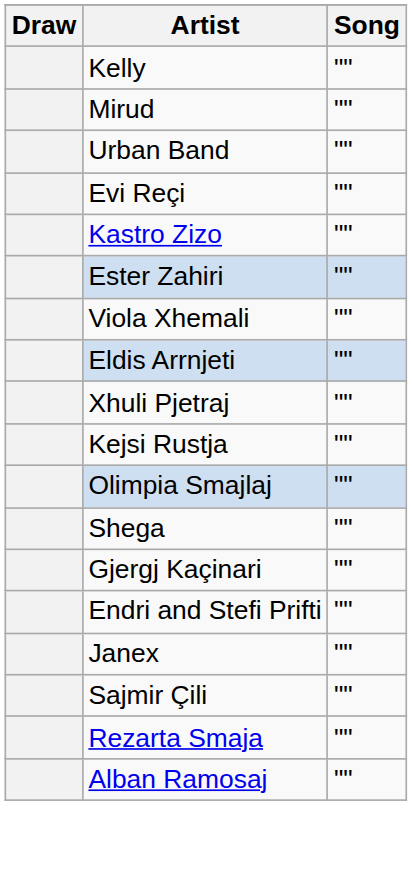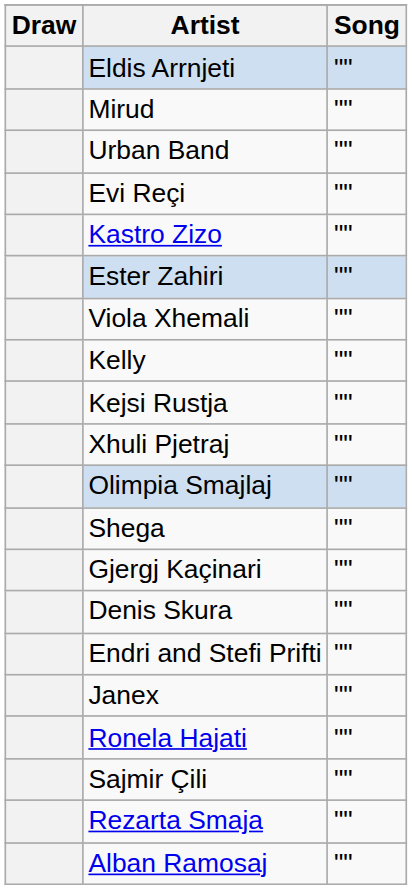rows swapped: (117, 67) <-> (162, 360)
rows swapped: (158, 444) <-> (159, 402)
+ row: (160, 611)
+ row: (168, 737)
